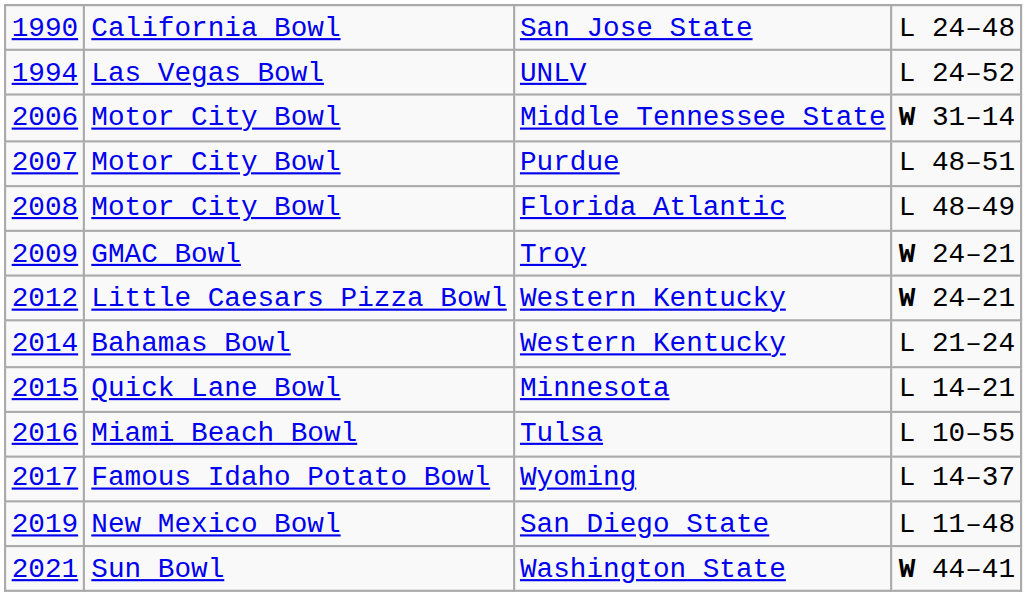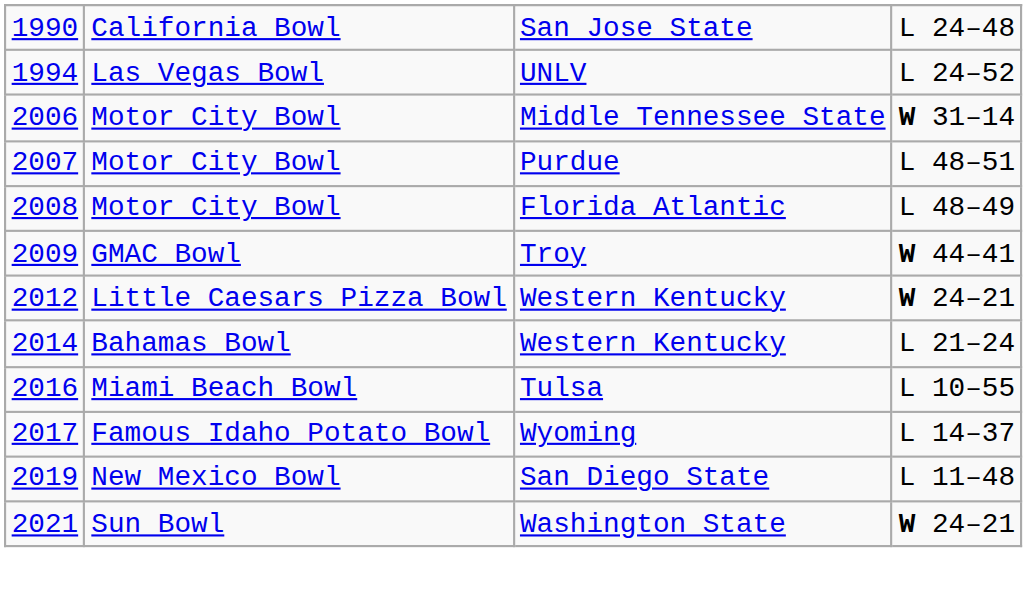(957, 253) W 24–21 -> (957, 253) W 44–41
- row: (45, 389)
(957, 569) W 44–41 -> (957, 524) W 24–21
